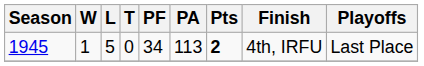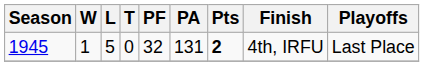(153, 46) 34 -> (153, 46) 32
(188, 46) 113 -> (189, 46) 131
